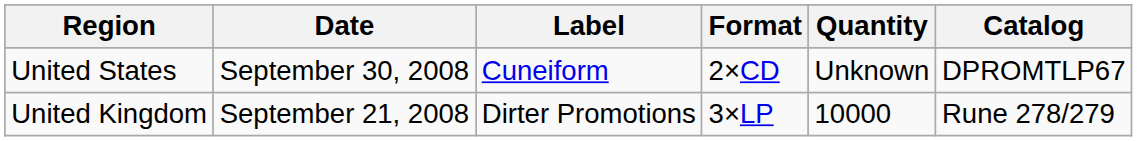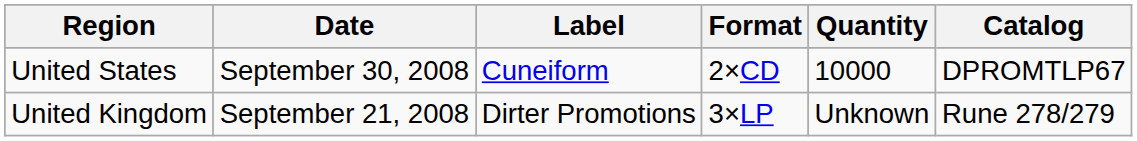(872, 69) Unknown -> (853, 69) 10000
(853, 113) 10000 -> (872, 113) Unknown
